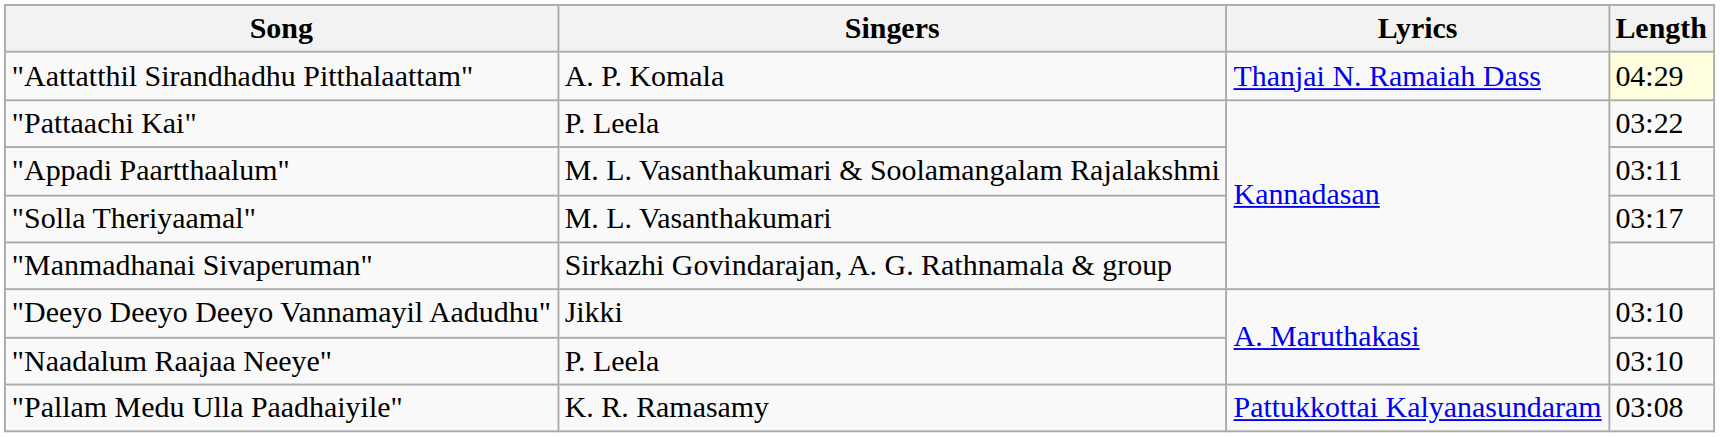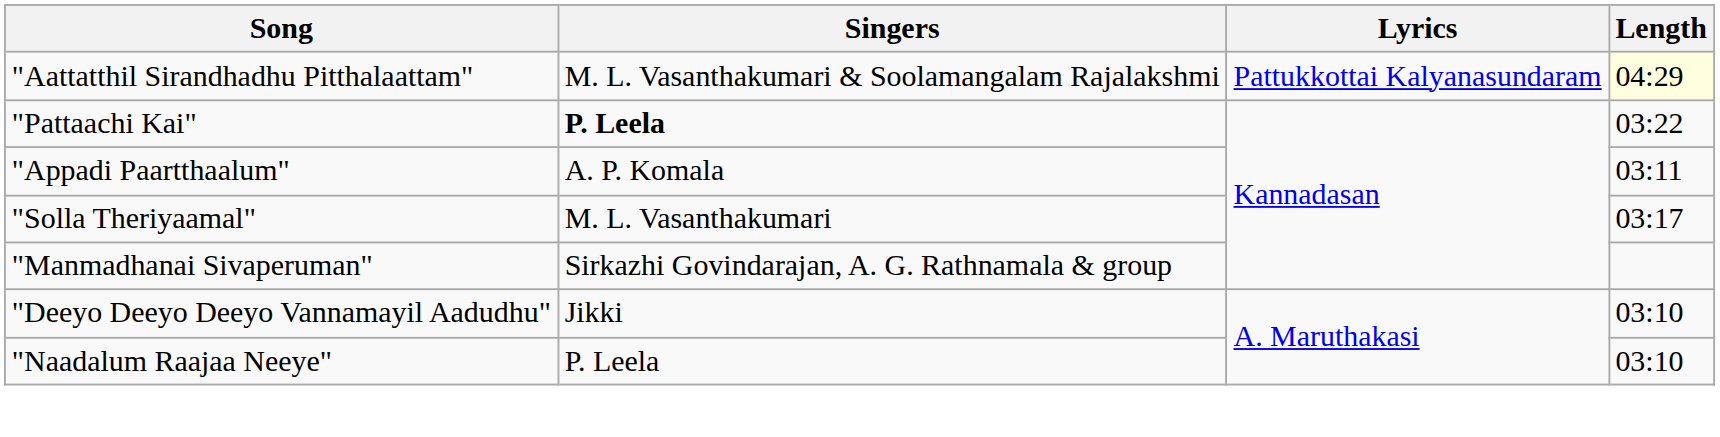(644, 75) A. P. Komala -> (892, 75) M. L. Vasanthakumari & Soolamangalam Rajalakshmi
(1387, 75) Thanjai N. Ramaiah Dass -> (1418, 75) Pattukkottai Kalyanasundaram
(612, 123) normal -> (615, 123) bold
(892, 170) M. L. Vasanthakumari & Soolamangalam Rajalakshmi -> (644, 170) A. P. Komala
- row: (207, 407)
